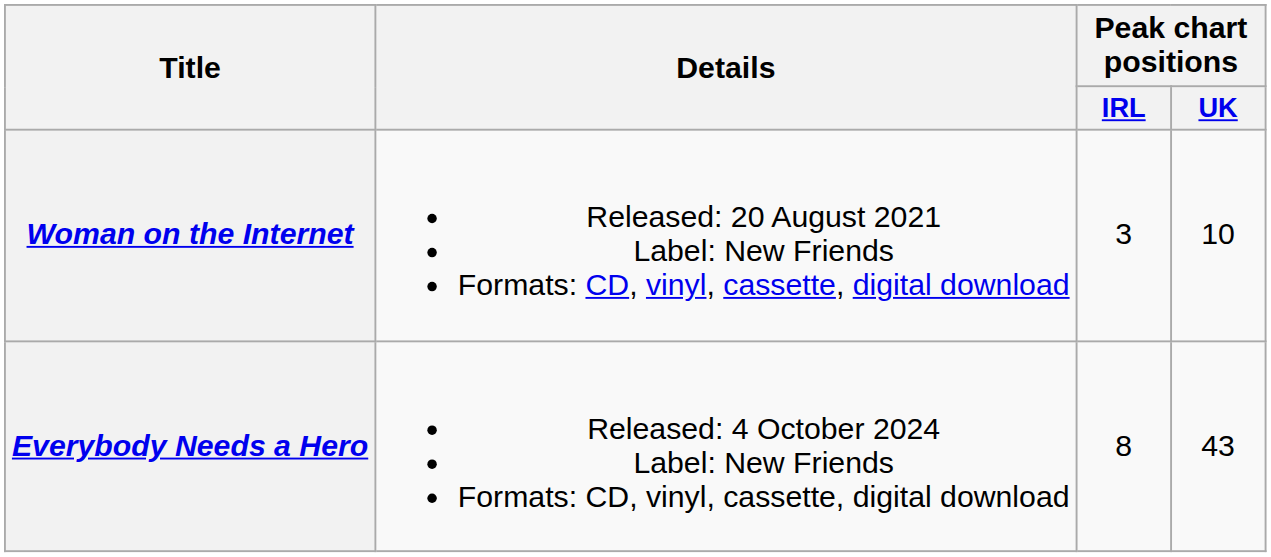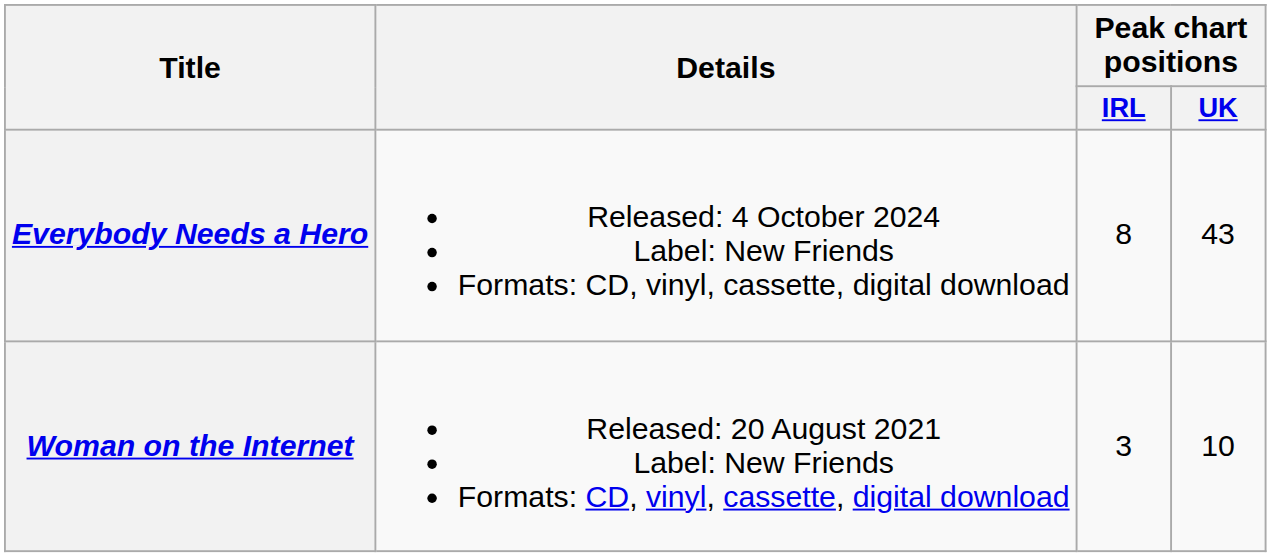rows swapped: (190, 234) <-> (190, 445)
